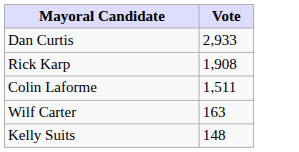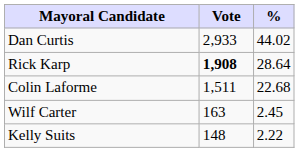+ column: (274, 16)
(220, 64) normal -> (220, 64) bold
